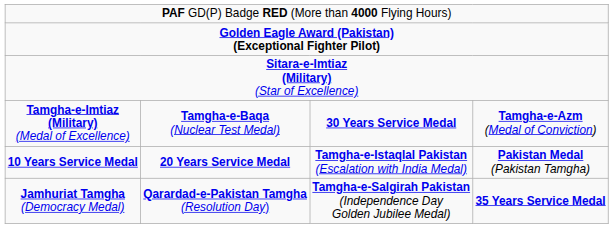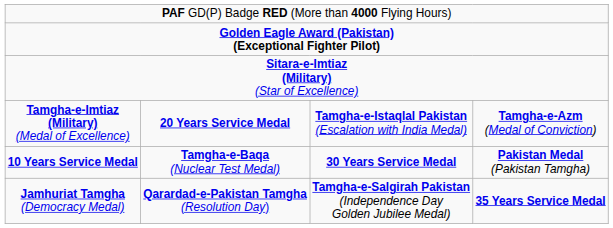(225, 123) Tamgha-e-Baqa (Nuclear Test Medal) -> (225, 123) 20 Years Service Medal
(391, 123) 30 Years Service Medal -> (391, 123) Tamgha-e-Istaqlal Pakistan (Escalation with India Medal)
(225, 162) 20 Years Service Medal -> (225, 162) Tamgha-e-Baqa (Nuclear Test Medal)
(391, 162) Tamgha-e-Istaqlal Pakistan (Escalation with India Medal) -> (391, 162) 30 Years Service Medal
